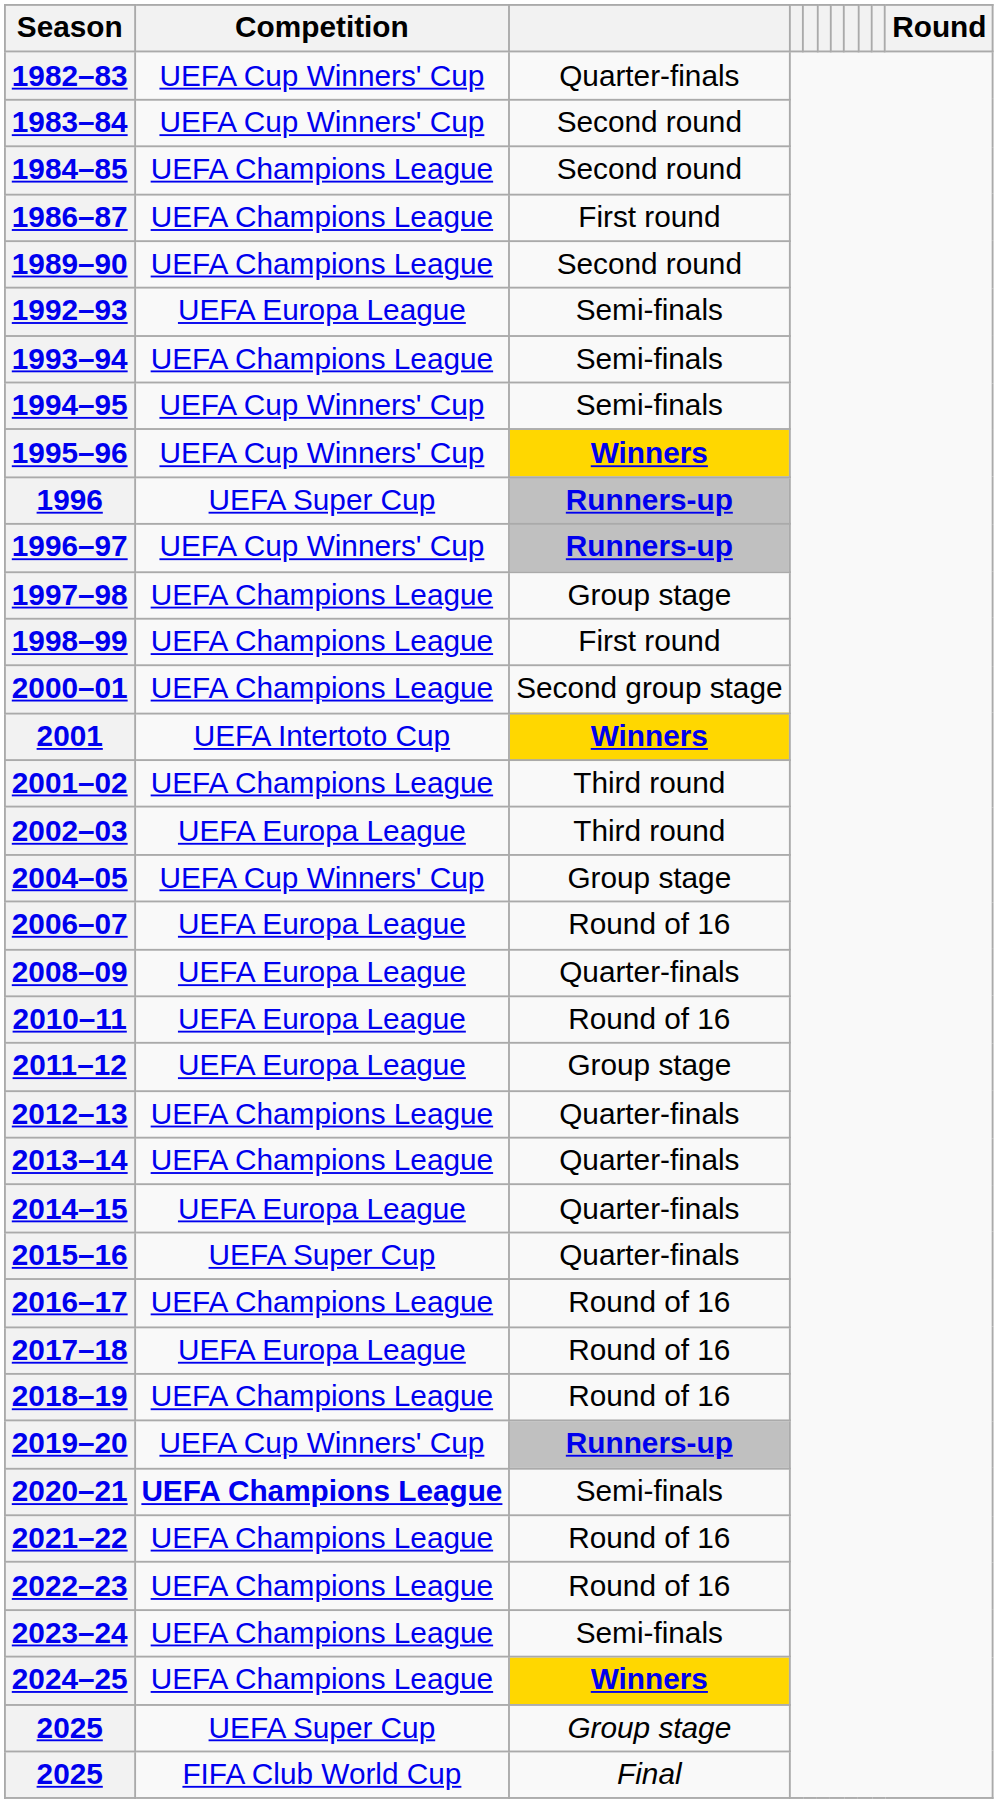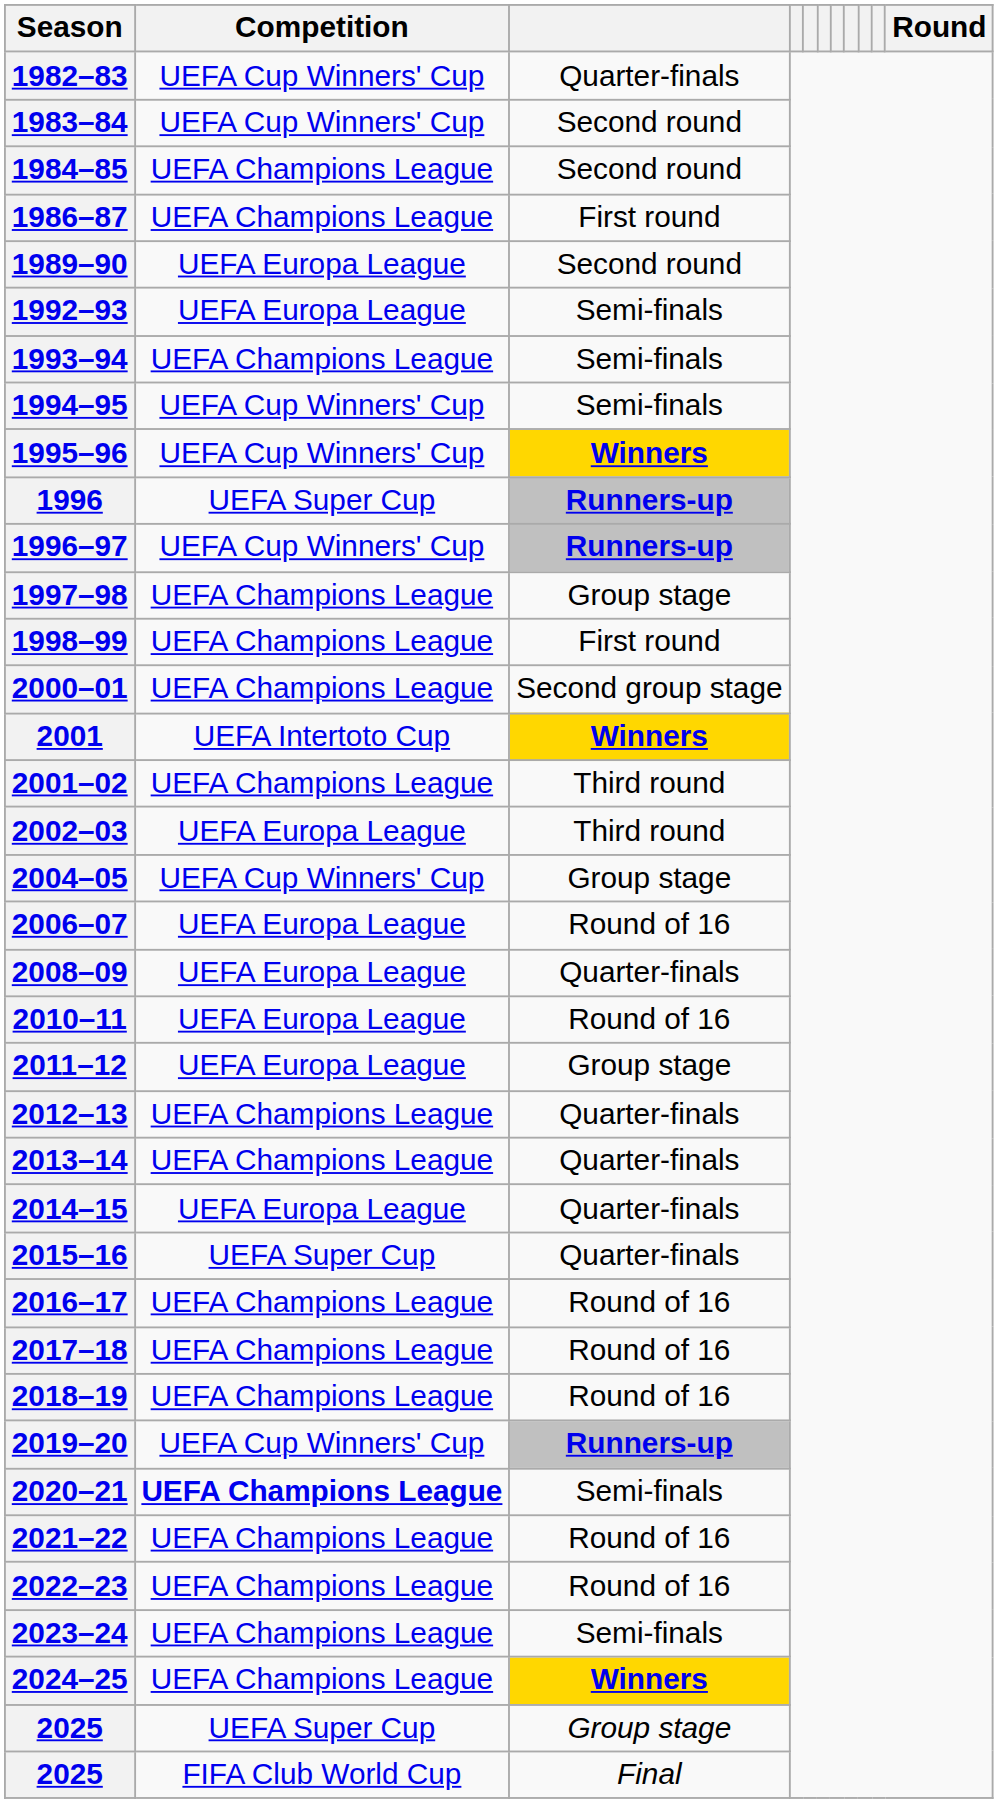(322, 264) UEFA Champions League -> (322, 264) UEFA Europa League
(322, 1349) UEFA Europa League -> (322, 1349) UEFA Champions League
